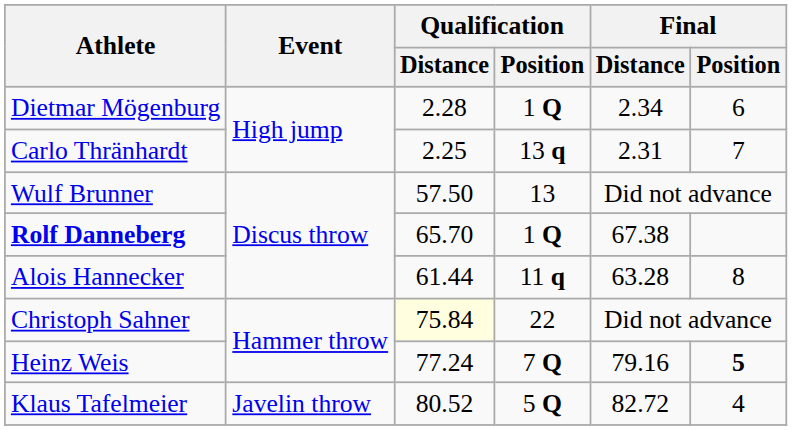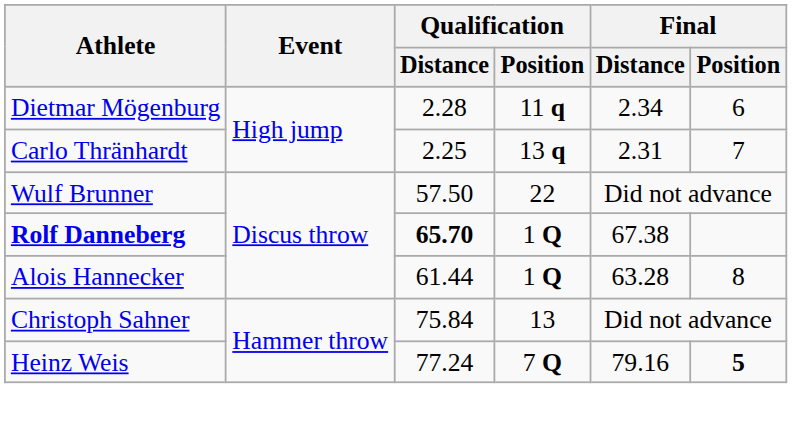(542, 108) 1 Q -> (542, 108) 11 q
(542, 192) 13 -> (542, 192) 22
(444, 235) normal -> (444, 235) bold
(542, 277) 11 q -> (542, 277) 1 Q
(444, 319) lightyellow background -> (444, 319) no background
(542, 319) 22 -> (542, 319) 13
- row: (99, 404)
